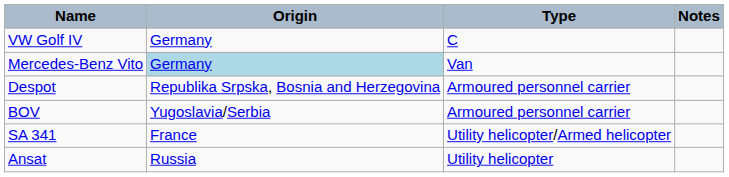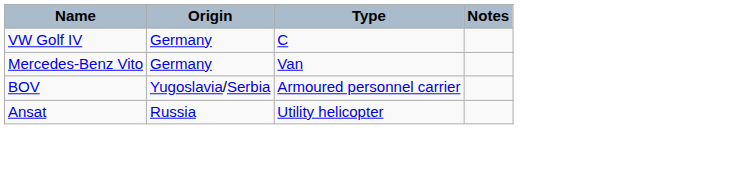(181, 64) lightblue background -> (181, 64) no background
- row: (32, 87)
- row: (32, 135)
